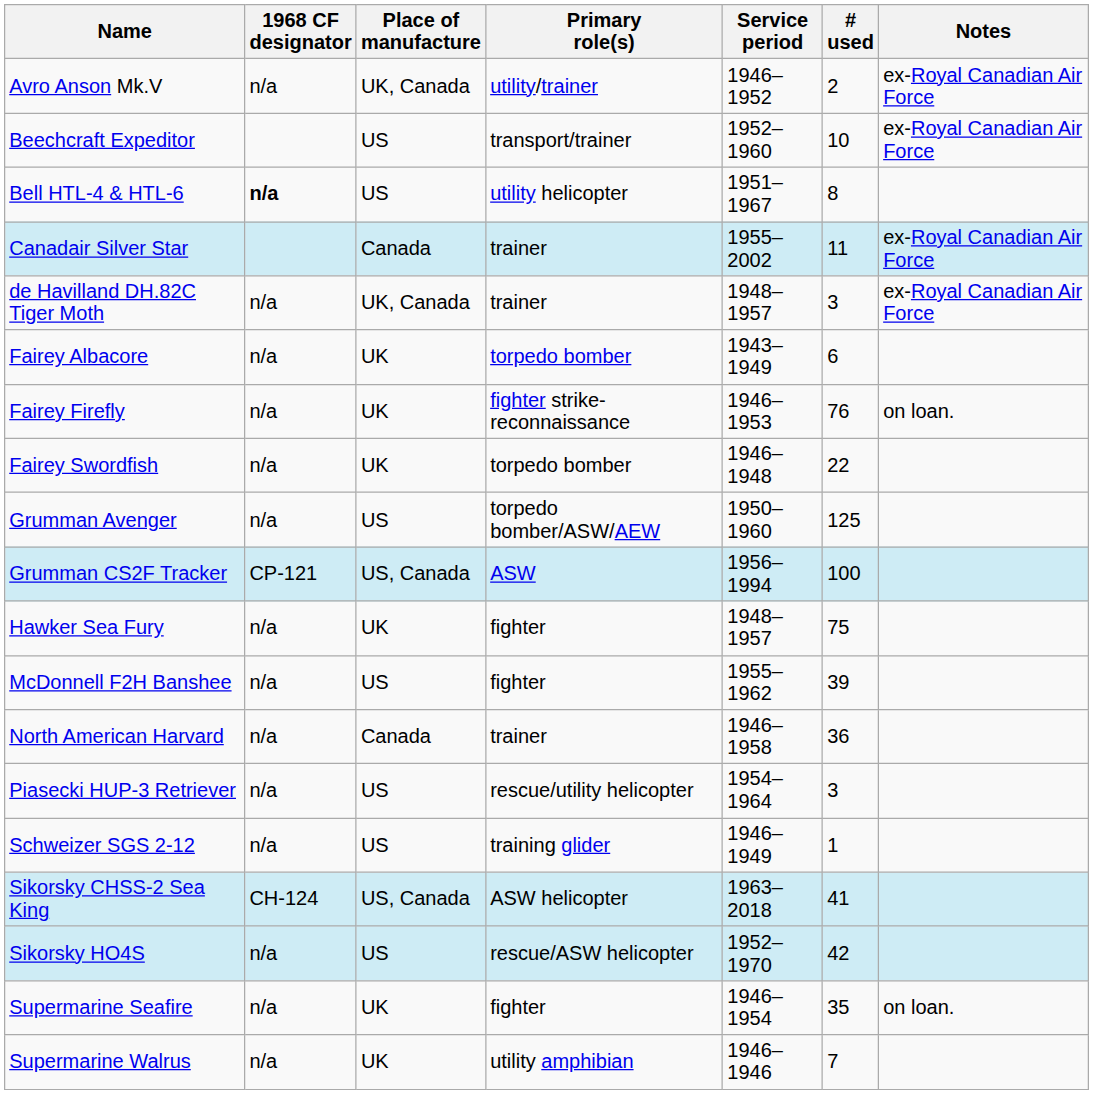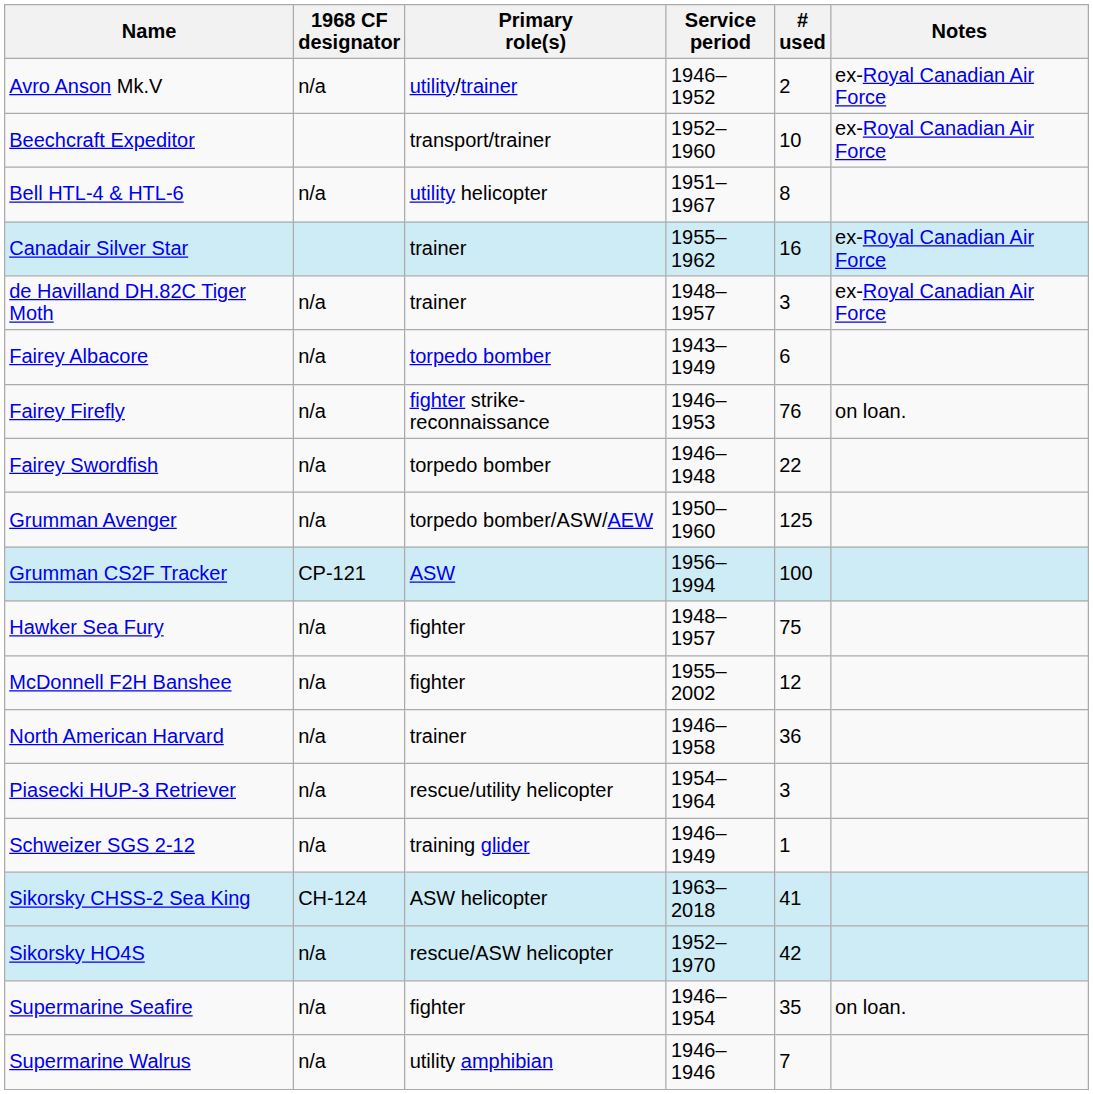- column: (421, 31)
(264, 194) bold -> (312, 194) normal
(755, 248) 1955–2002 -> (699, 248) 1955–1962
(838, 248) 11 -> (790, 248) 16
(755, 682) 1955–1962 -> (699, 682) 1955–2002
(838, 682) 39 -> (790, 682) 12
